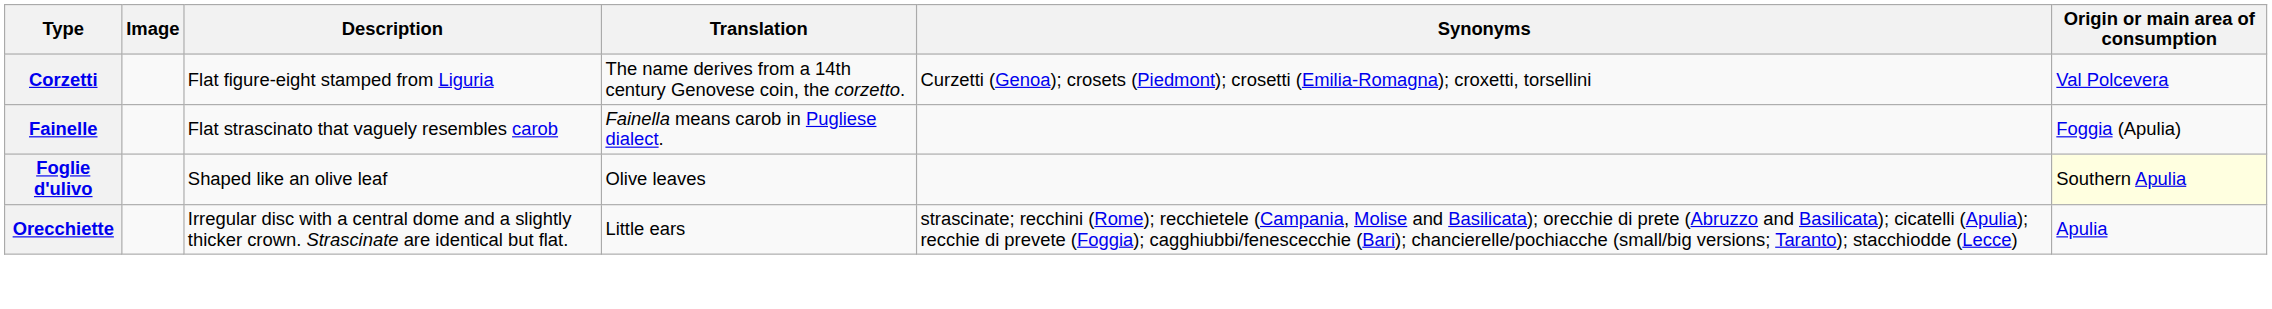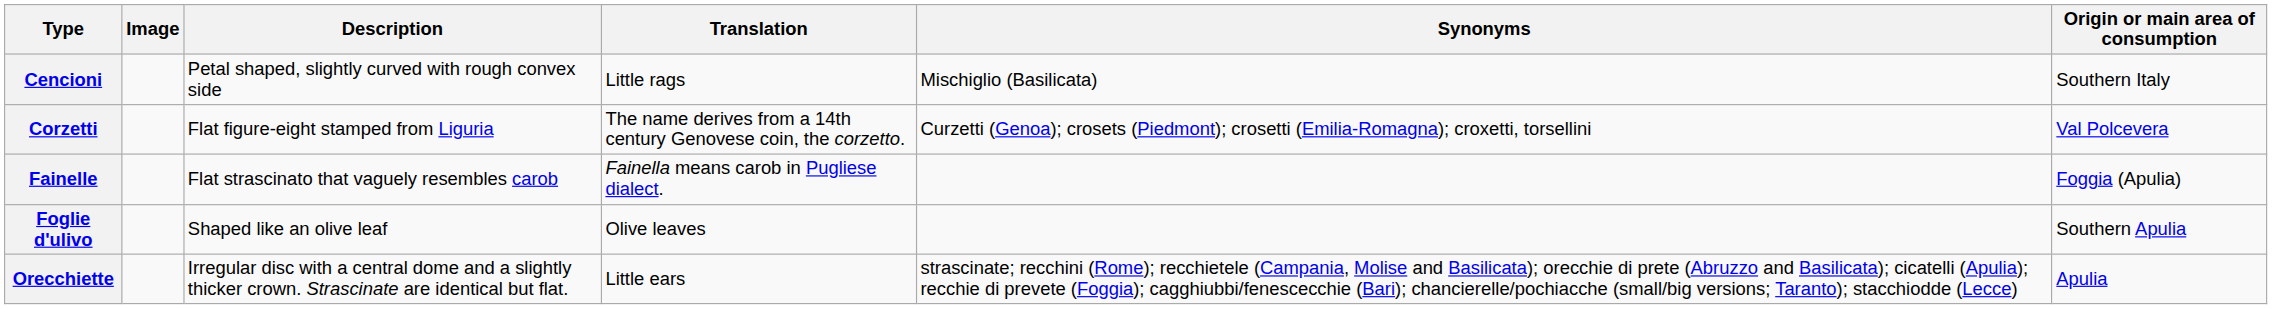+ row: (63, 79)
(2121, 179) lightyellow background -> (2121, 228) no background
